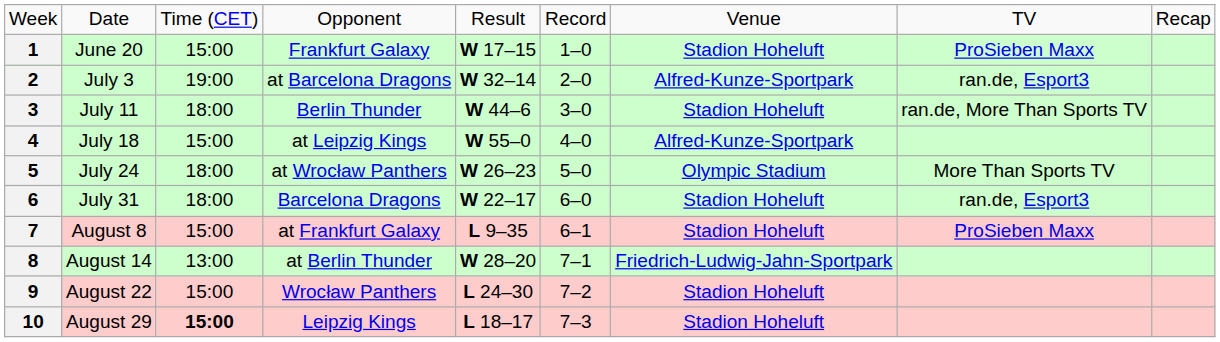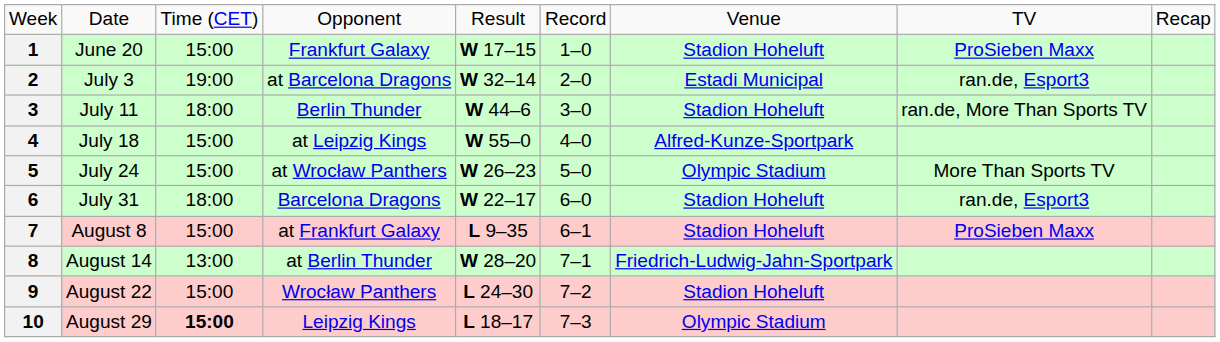(754, 79) Alfred-Kunze-Sportpark -> (754, 79) Estadi Municipal
(209, 170) 18:00 -> (209, 170) 15:00
(754, 321) Stadion Hoheluft -> (754, 321) Olympic Stadium
